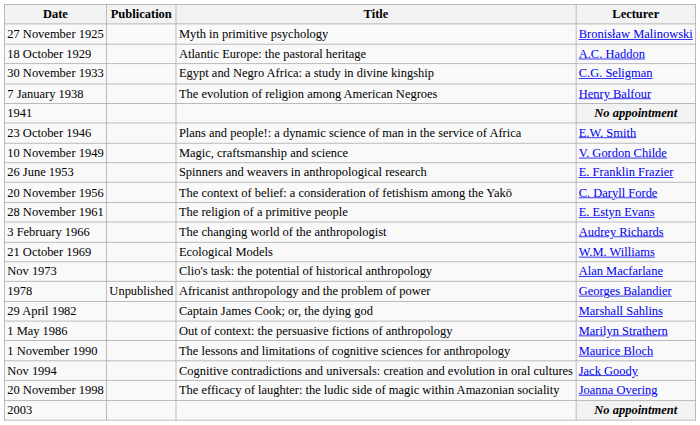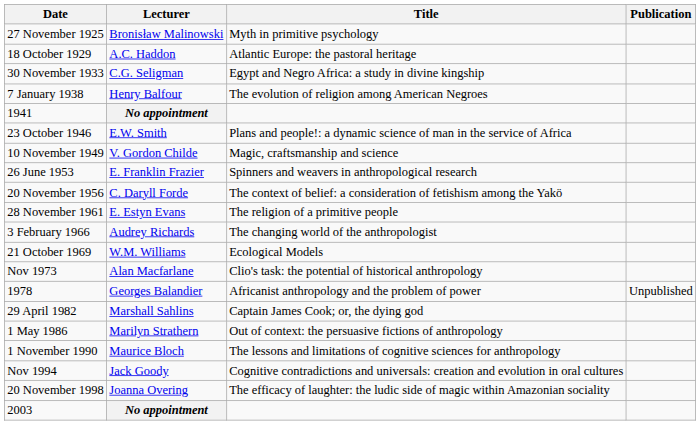columns swapped: (636, 14) <-> (141, 14)
